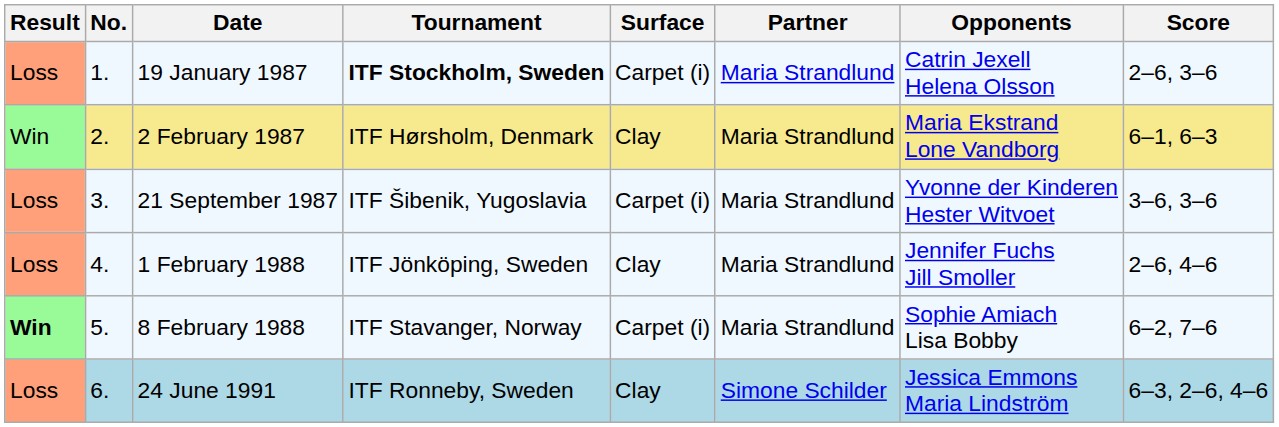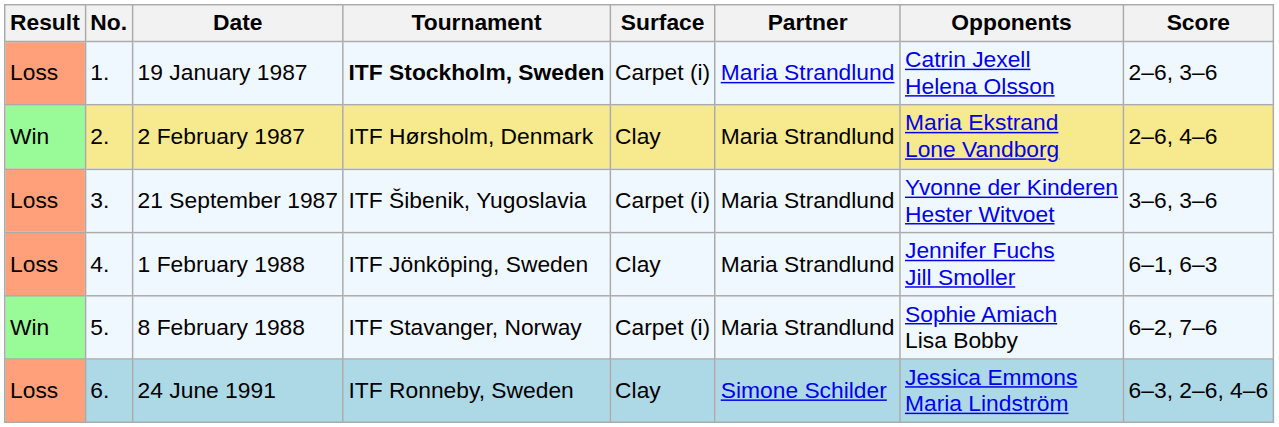(1173, 136) 6–1, 6–3 -> (1173, 136) 2–6, 4–6
(1173, 263) 2–6, 4–6 -> (1173, 263) 6–1, 6–3
(31, 326) bold -> (30, 326) normal
